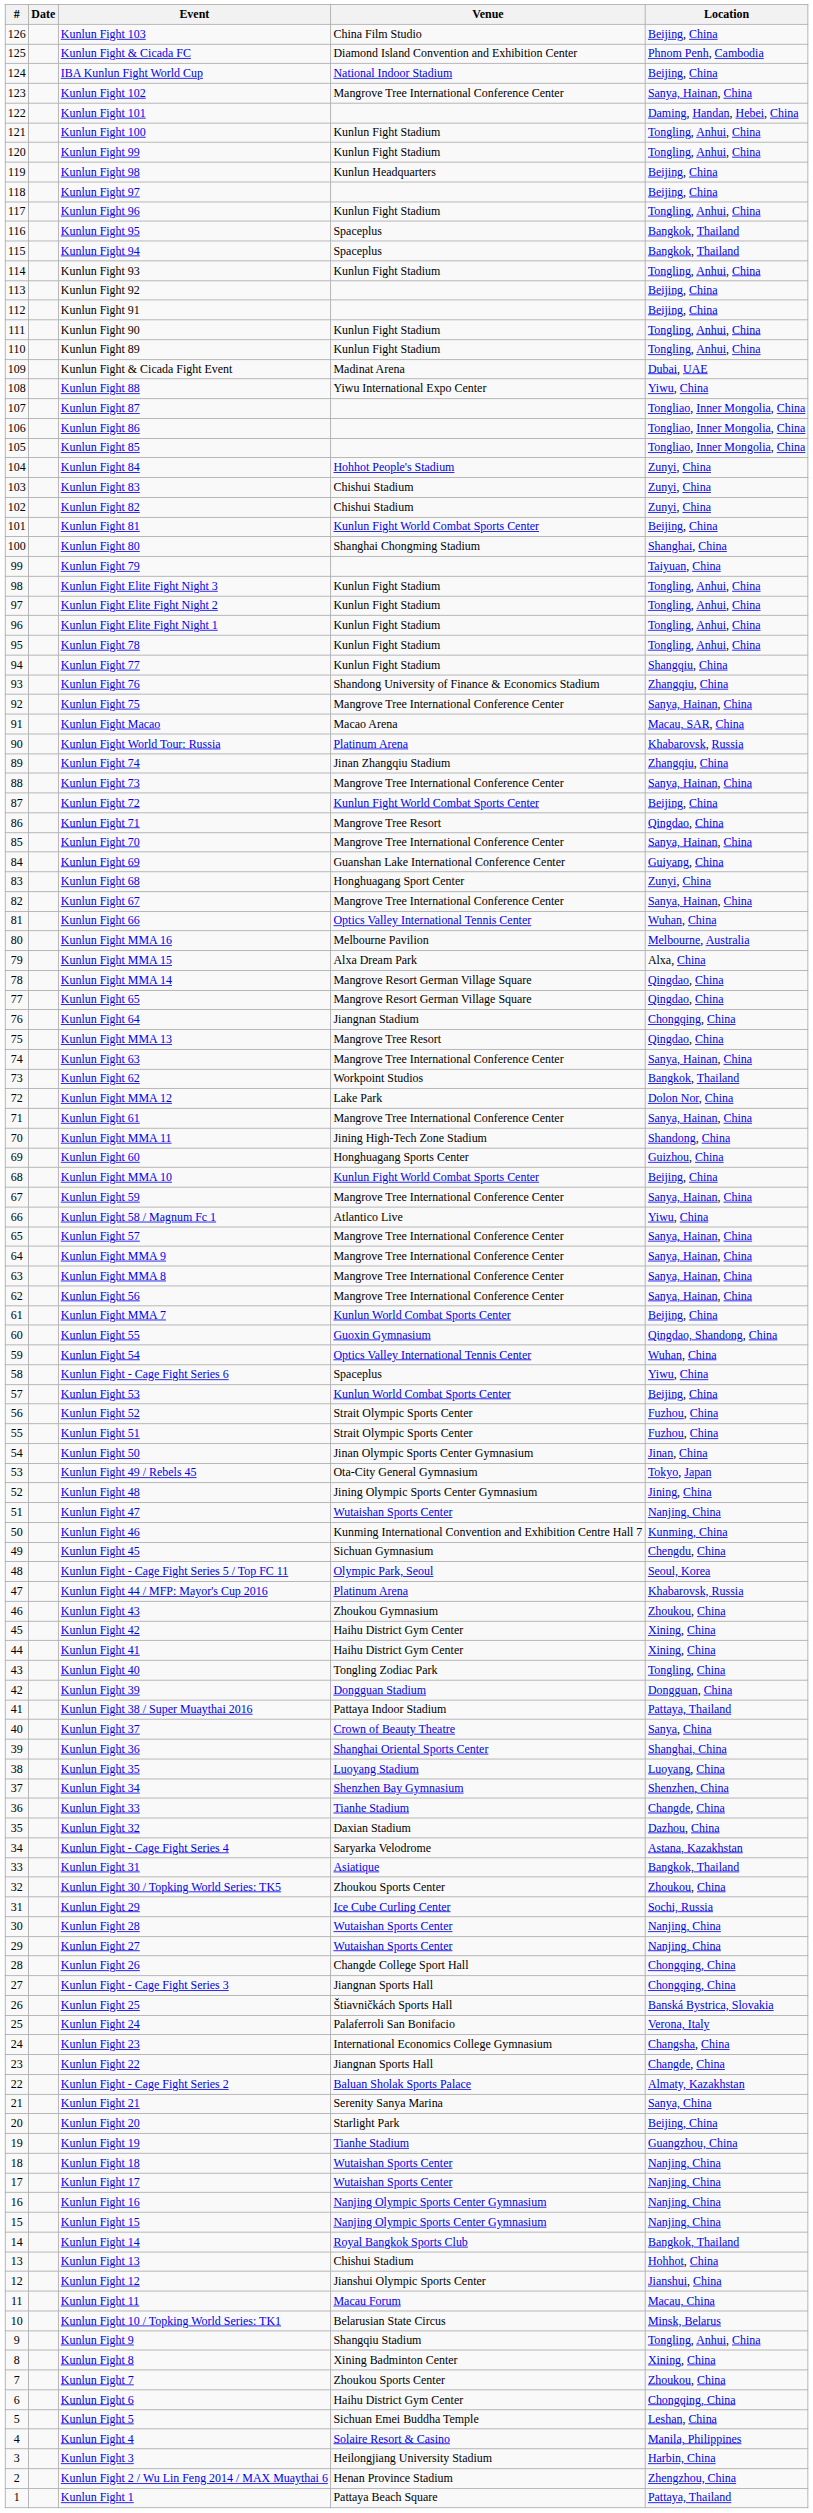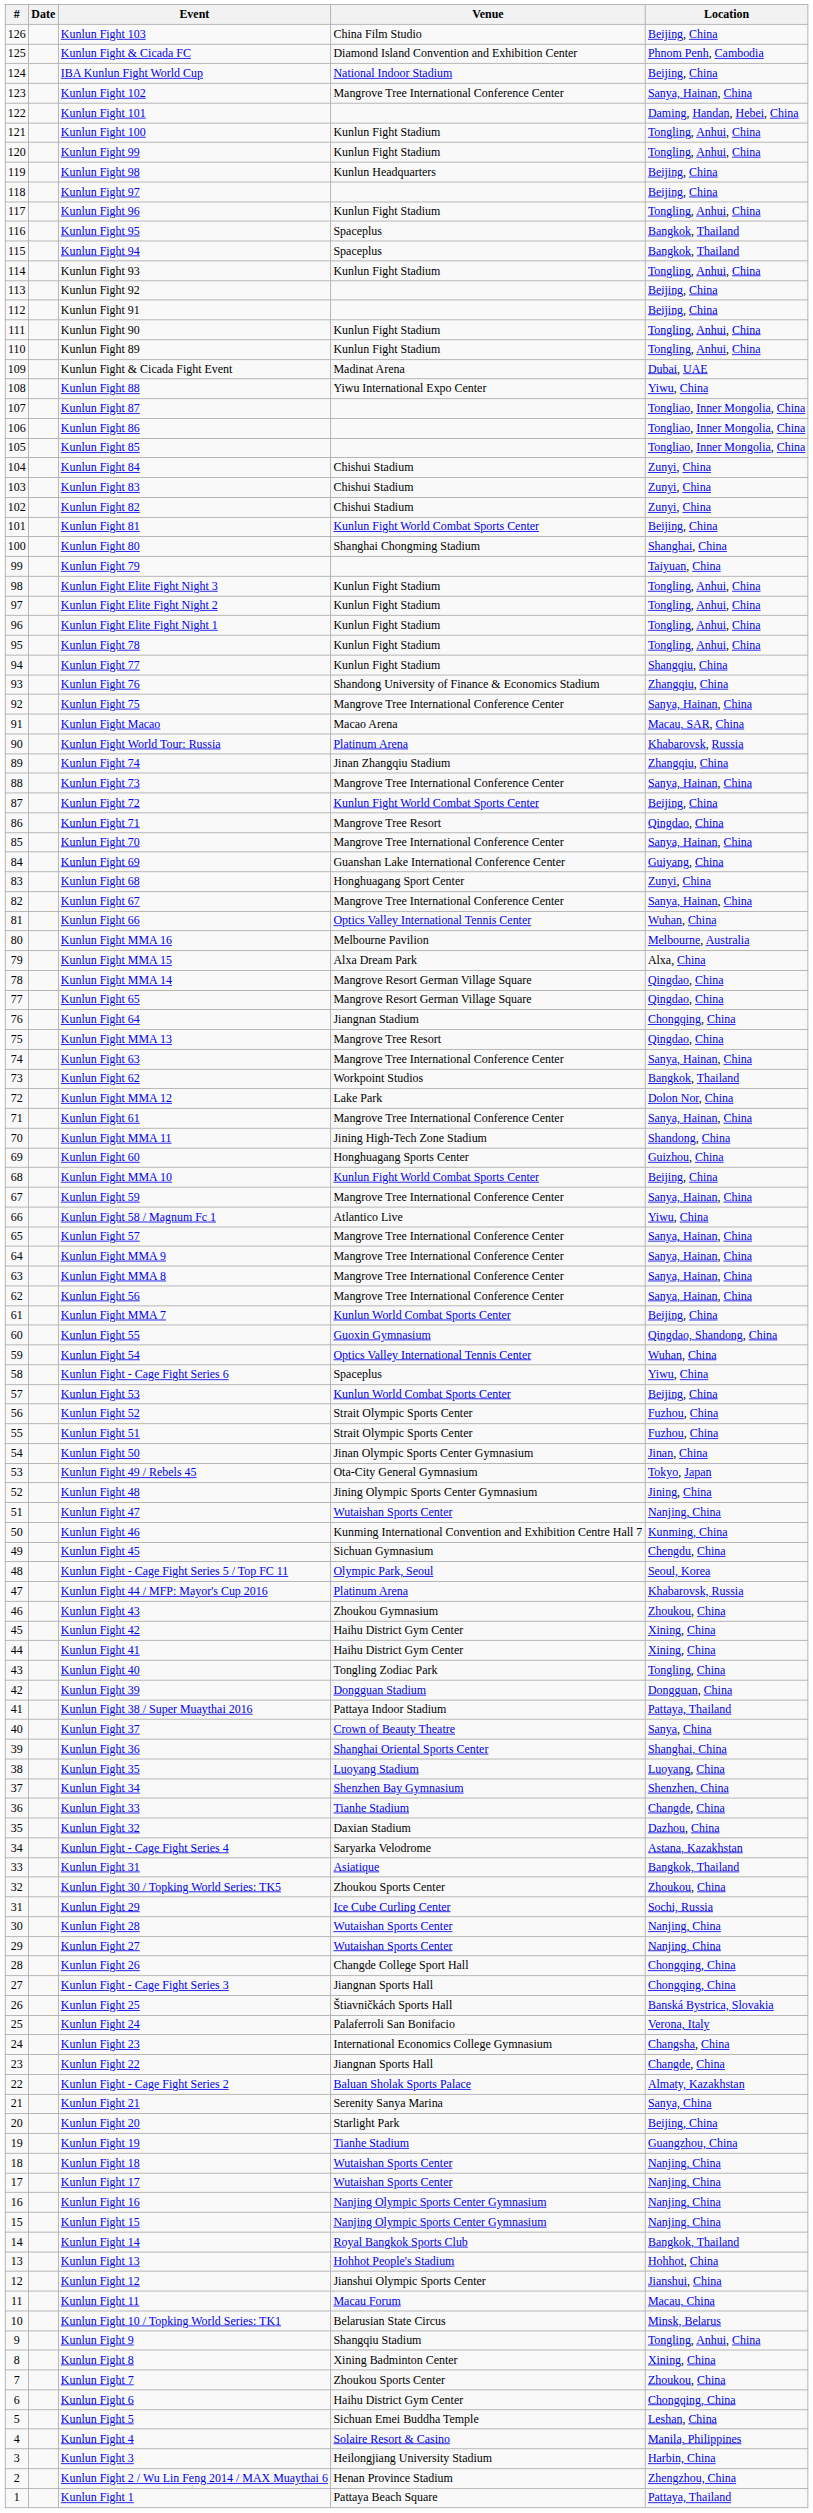(394, 468) Hohhot People's Stadium -> (373, 468) Chishui Stadium
(373, 2261) Chishui Stadium -> (394, 2261) Hohhot People's Stadium
